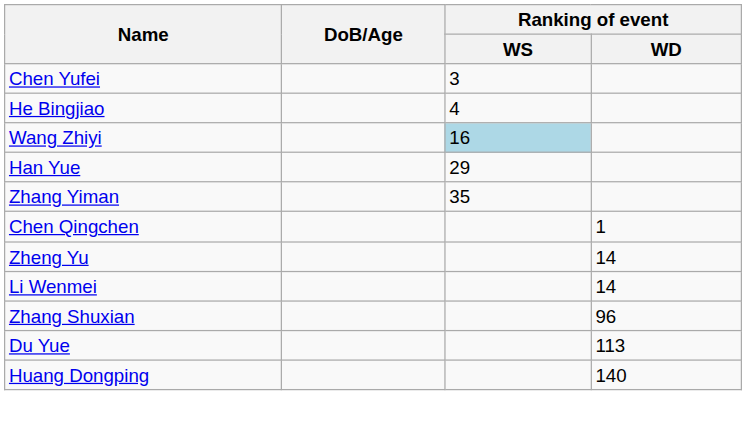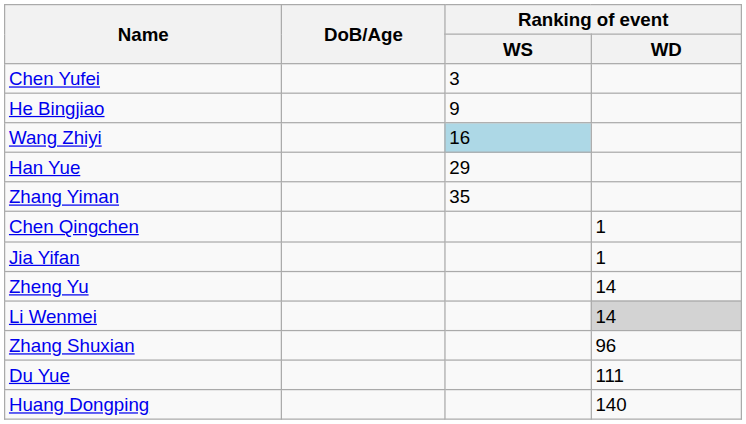(454, 108) 4 -> (454, 108) 9
+ row: (44, 256)
(606, 286) no background -> (606, 316) lightgrey background
(610, 345) 113 -> (610, 375) 111
